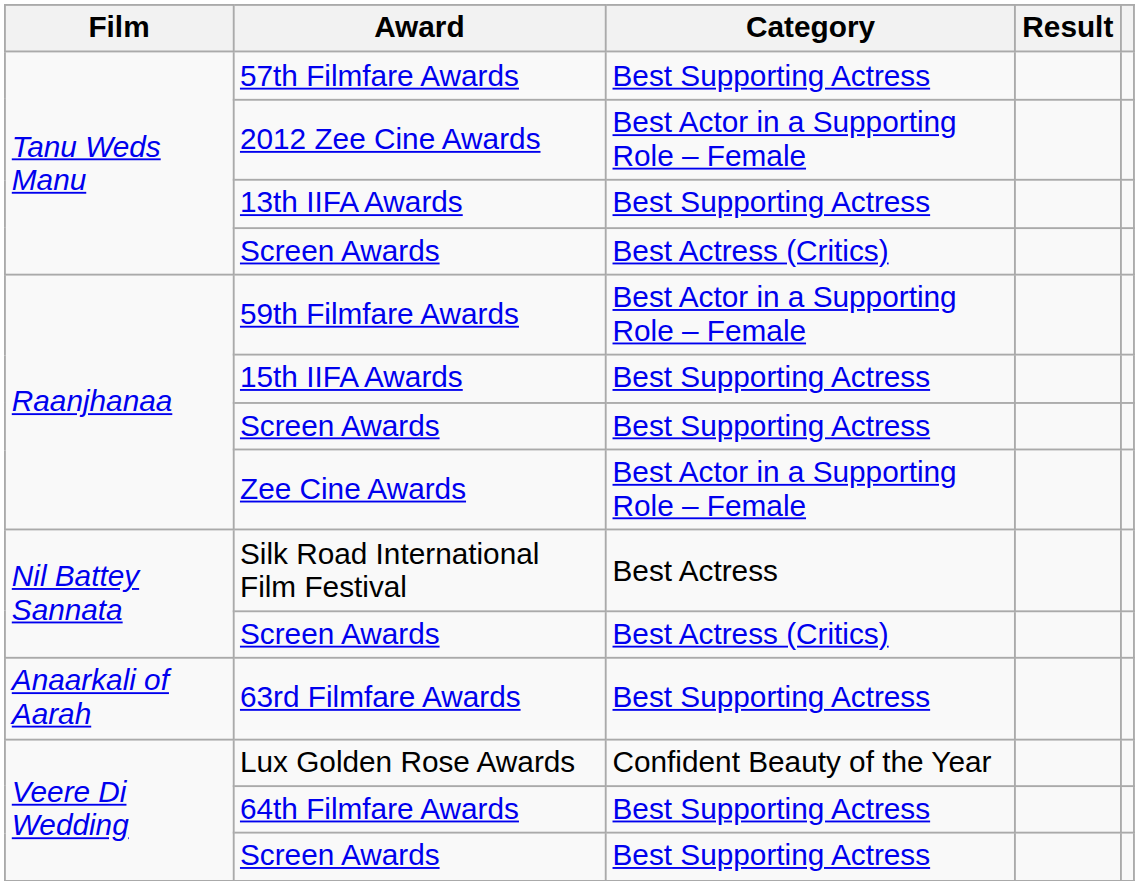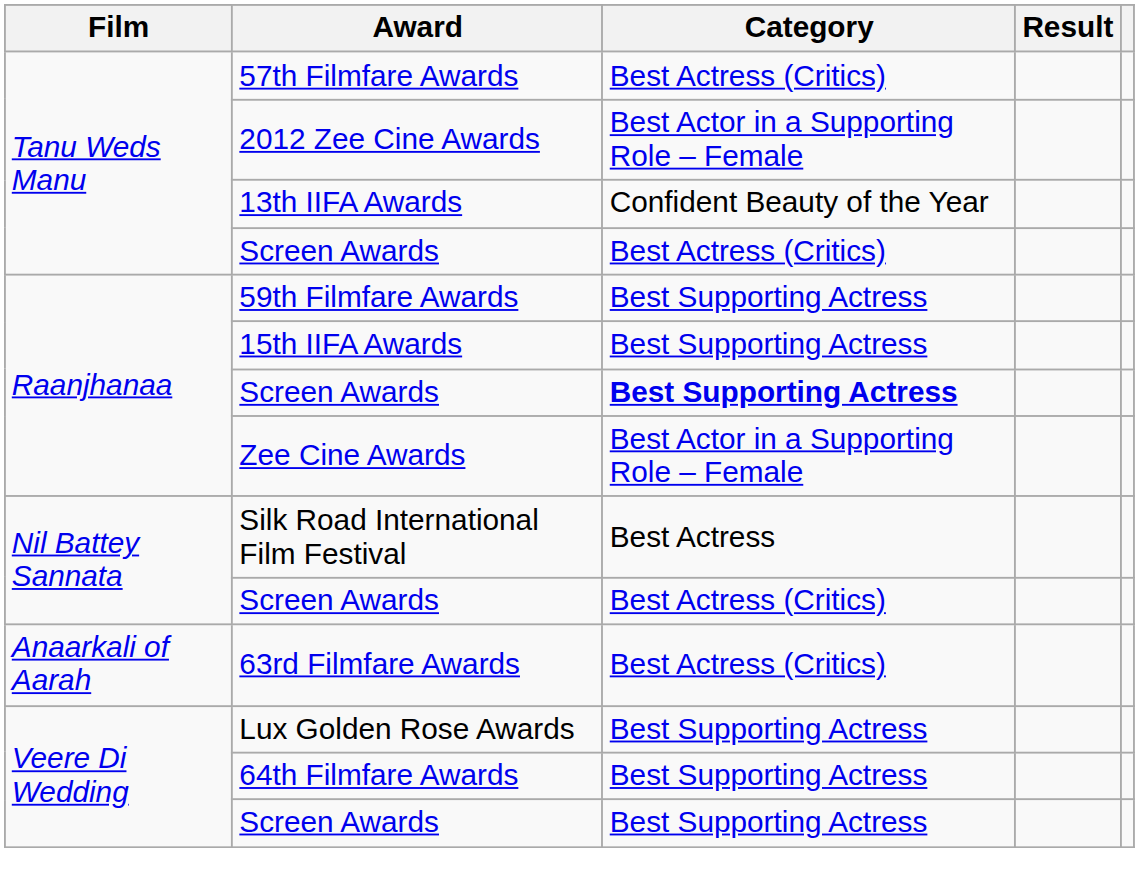(771, 75) Best Supporting Actress -> (748, 75) Best Actress (Critics)
(771, 203) Best Supporting Actress -> (799, 203) Confident Beauty of the Year
(785, 314) Best Actor in a Supporting Role – Female -> (769, 297) Best Supporting Actress
(771, 425) normal -> (784, 391) bold
(771, 697) Best Supporting Actress -> (748, 664) Best Actress (Critics)
(802, 761) Confident Beauty of the Year -> (769, 728) Best Supporting Actress
